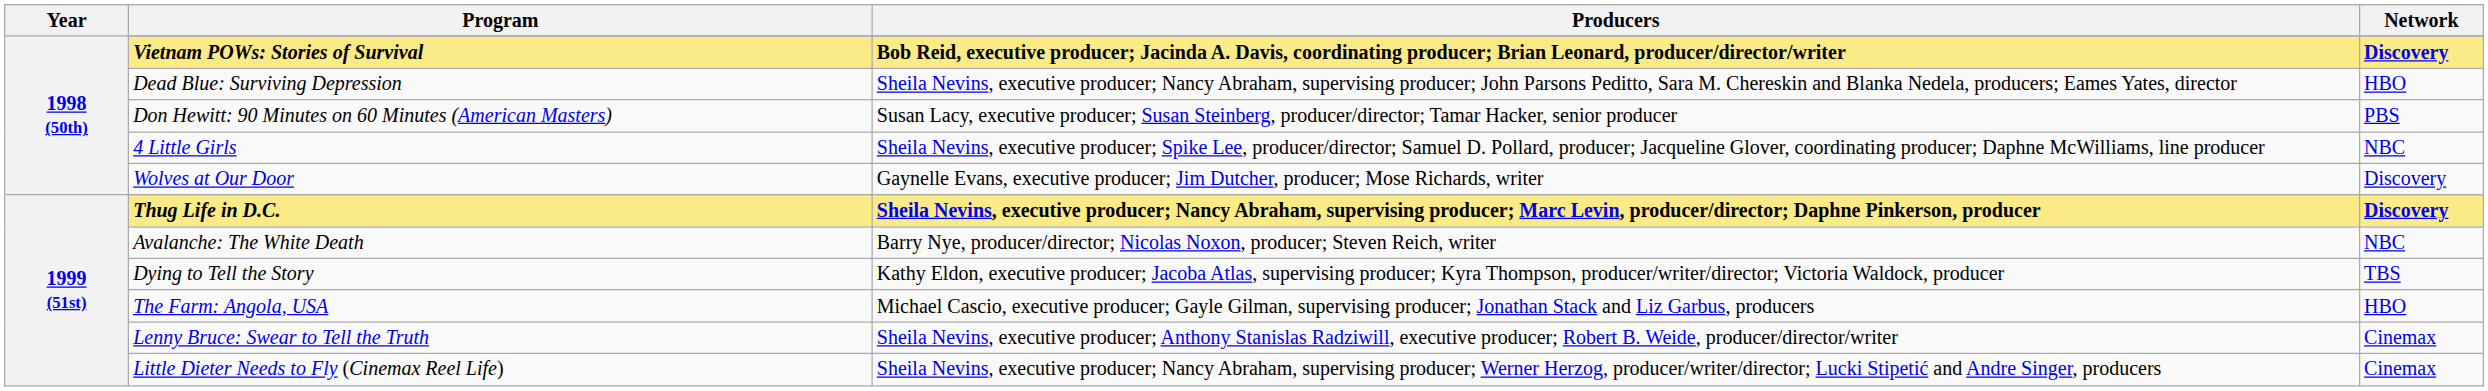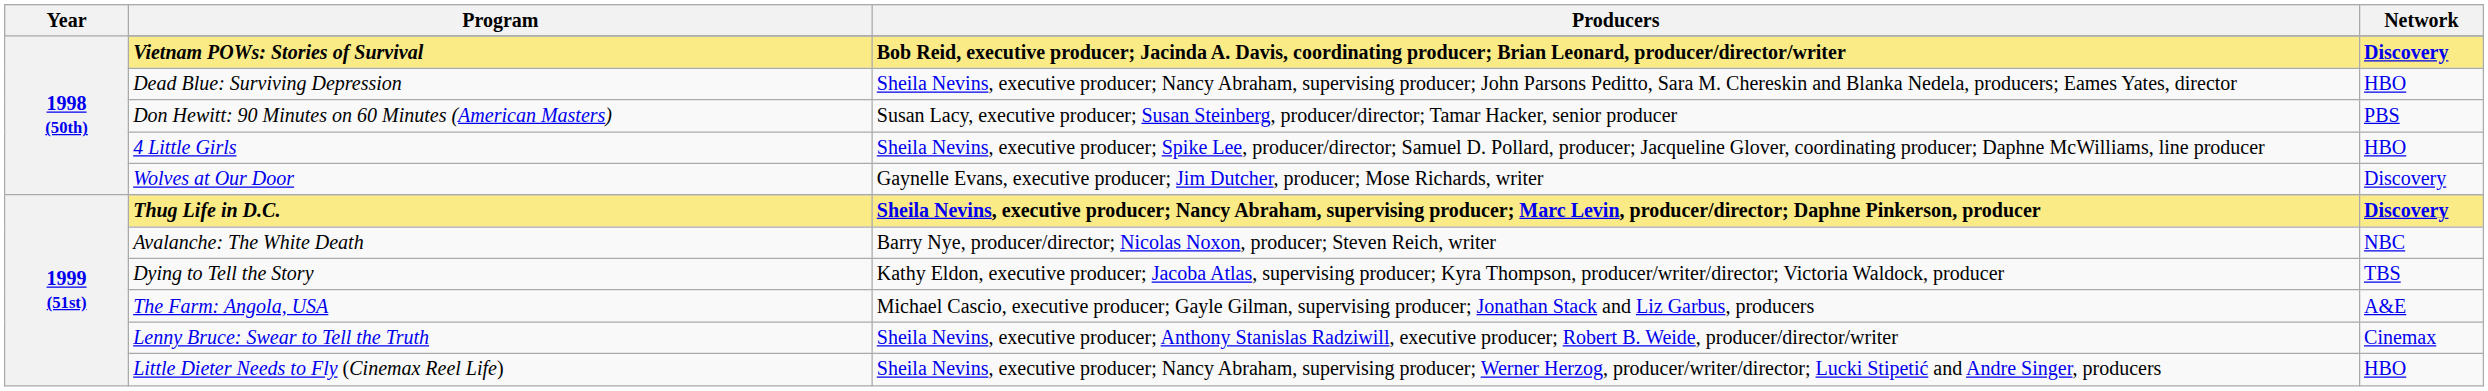(2385, 147) NBC -> (2385, 147) HBO
(2385, 305) HBO -> (2385, 305) A&E
(2400, 369) Cinemax -> (2385, 369) HBO
